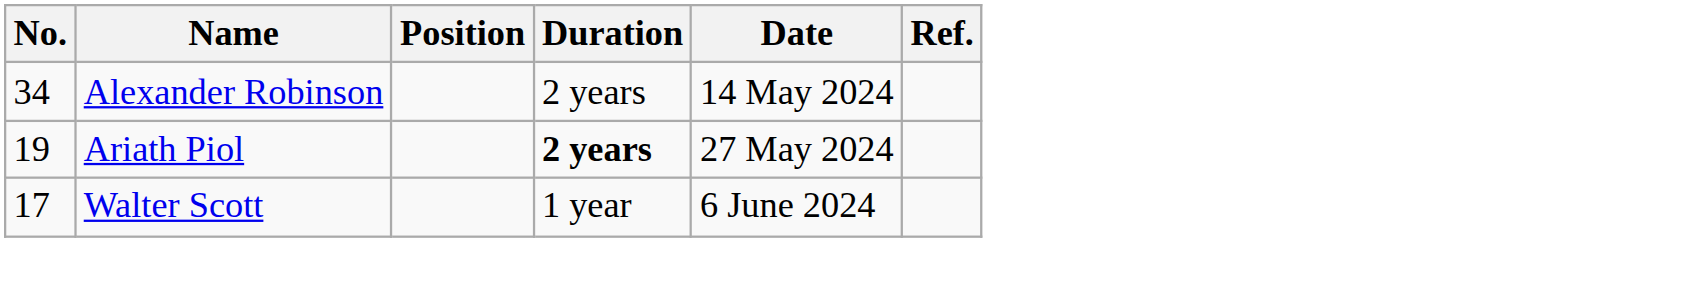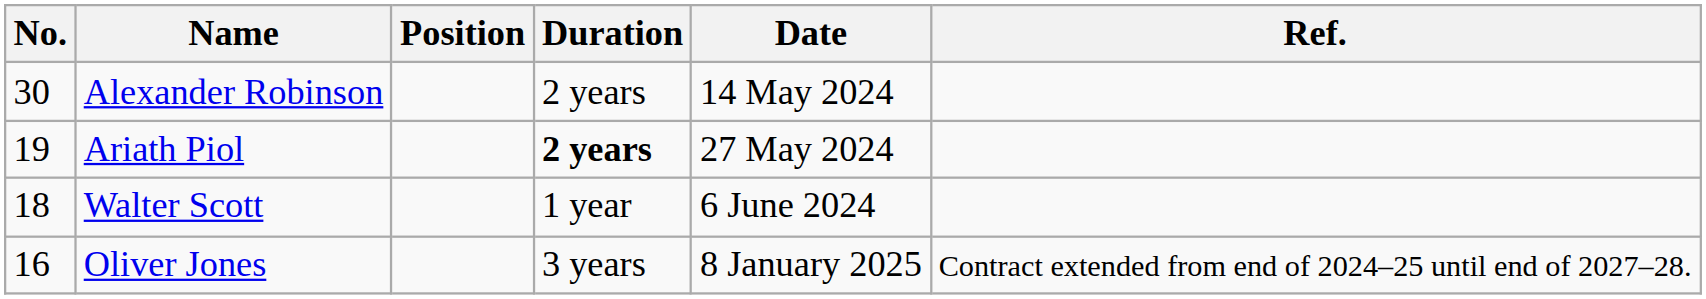(32, 90) 34 -> (32, 90) 30
(32, 206) 17 -> (32, 206) 18
+ row: (175, 263)
